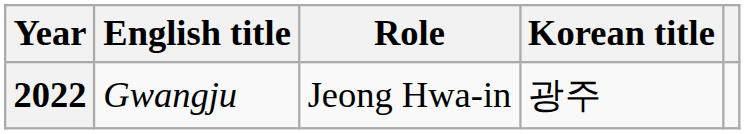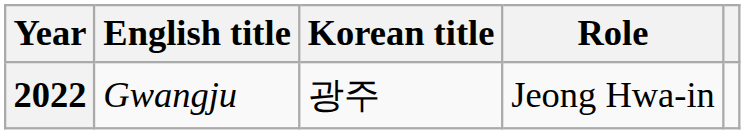columns swapped: (621, 33) <-> (409, 33)
